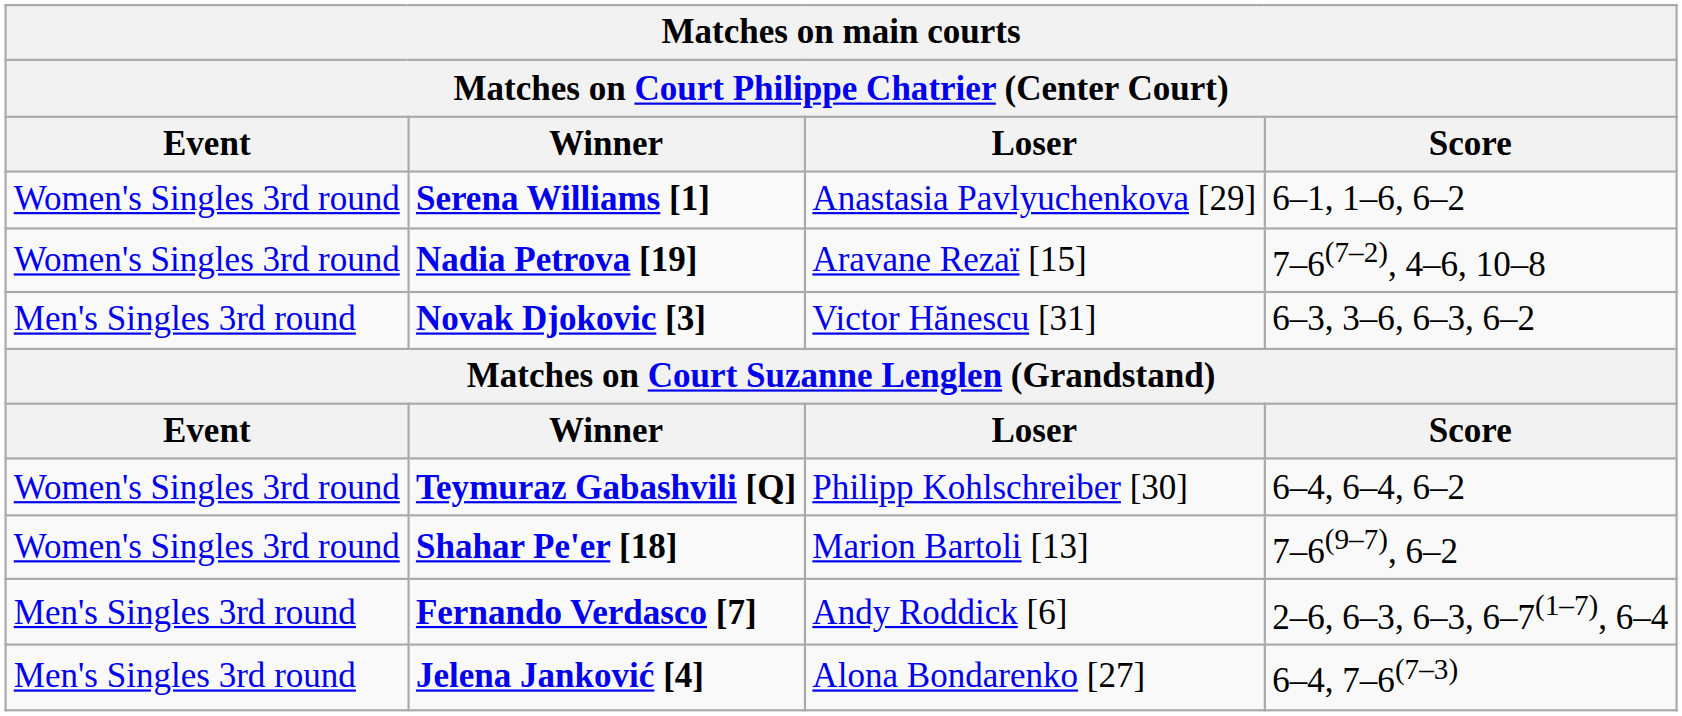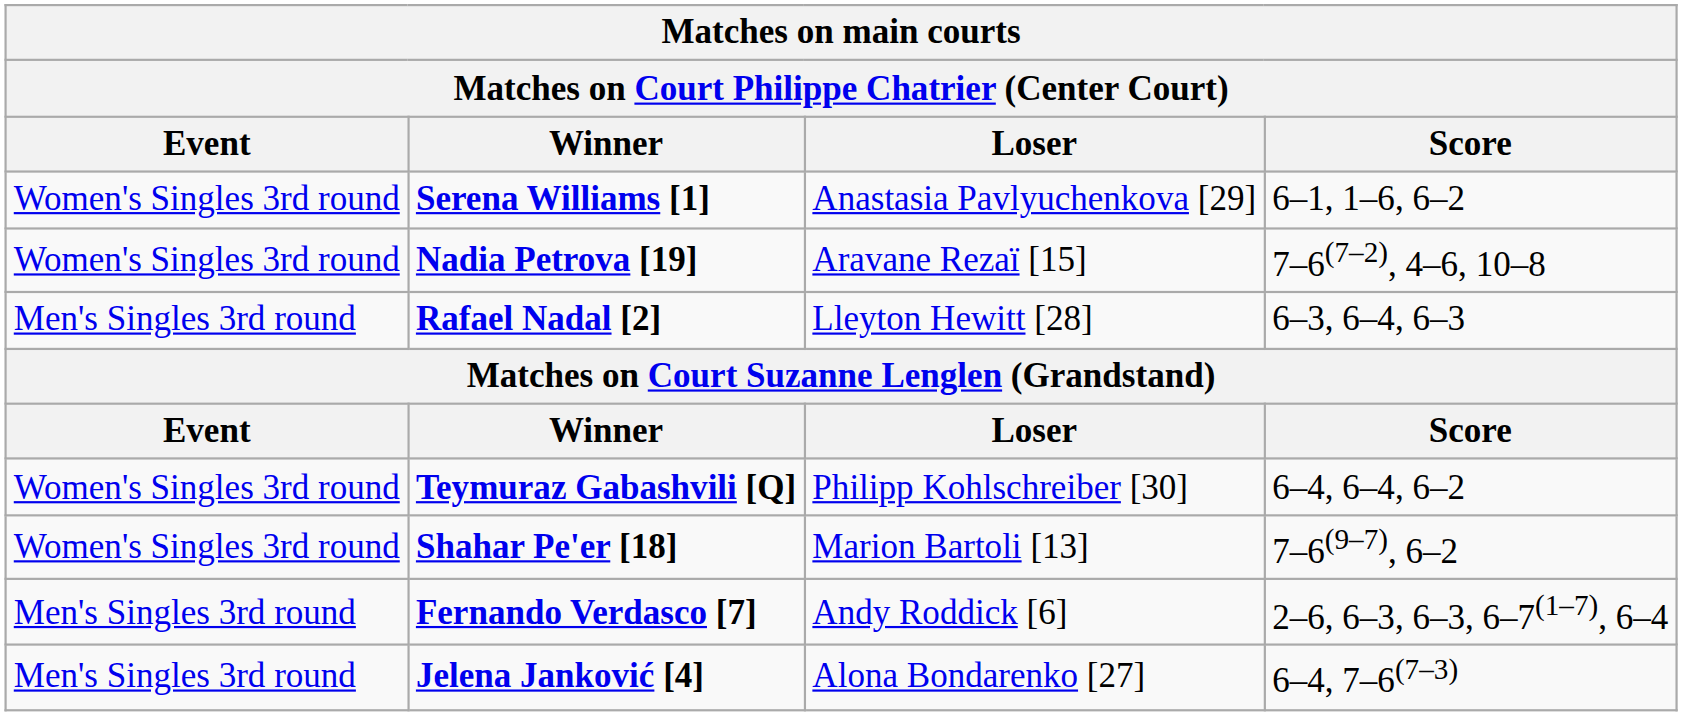- row: (561, 319)
+ row: (539, 319)
